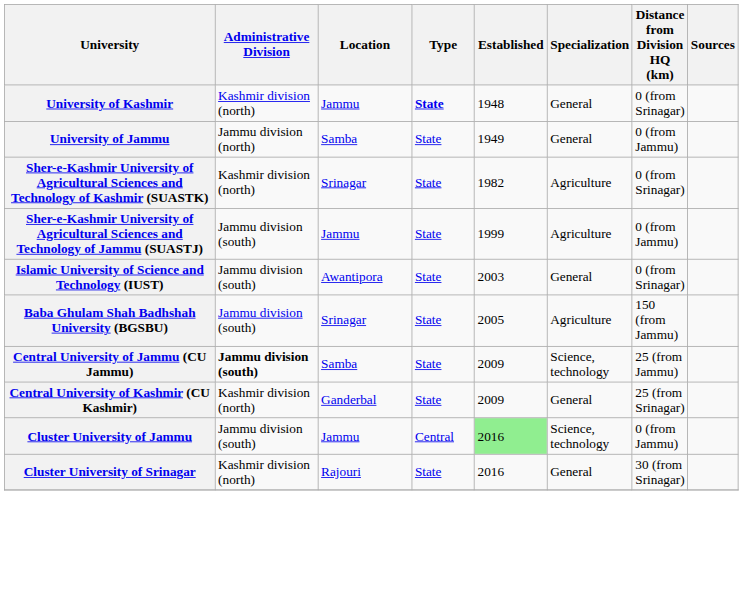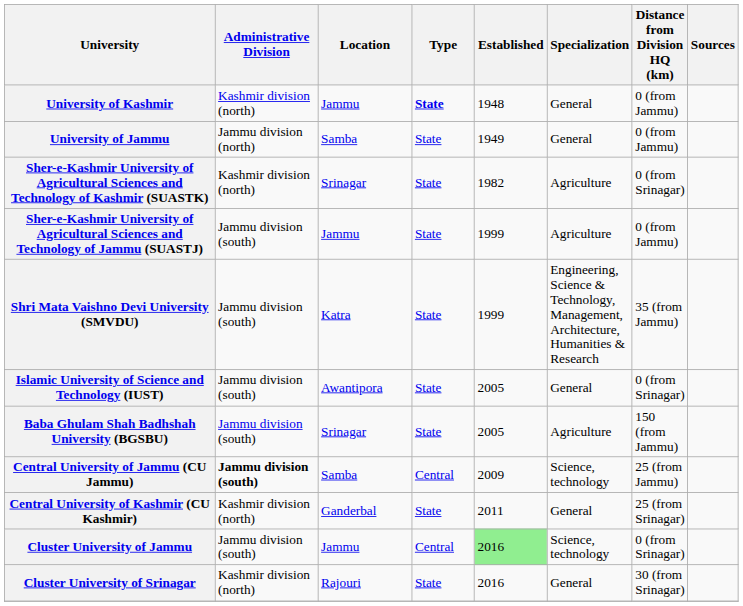(660, 103) 0 (from Srinagar) -> (657, 103) 0 (from Jammu)
+ row: (110, 314)
(491, 277) 2003 -> (491, 387) 2005
(428, 364) State -> (434, 474) Central
(491, 400) 2009 -> (491, 510) 2011
(657, 436) 0 (from Jammu) -> (660, 546) 0 (from Srinagar)
